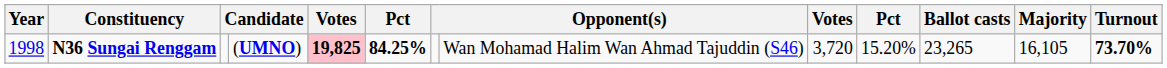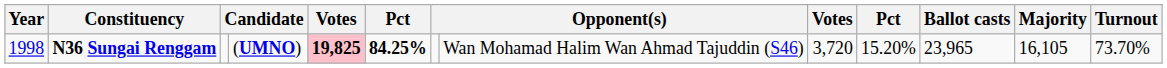(949, 48) 23,265 -> (949, 48) 23,965
(1124, 48) bold -> (1123, 48) normal
